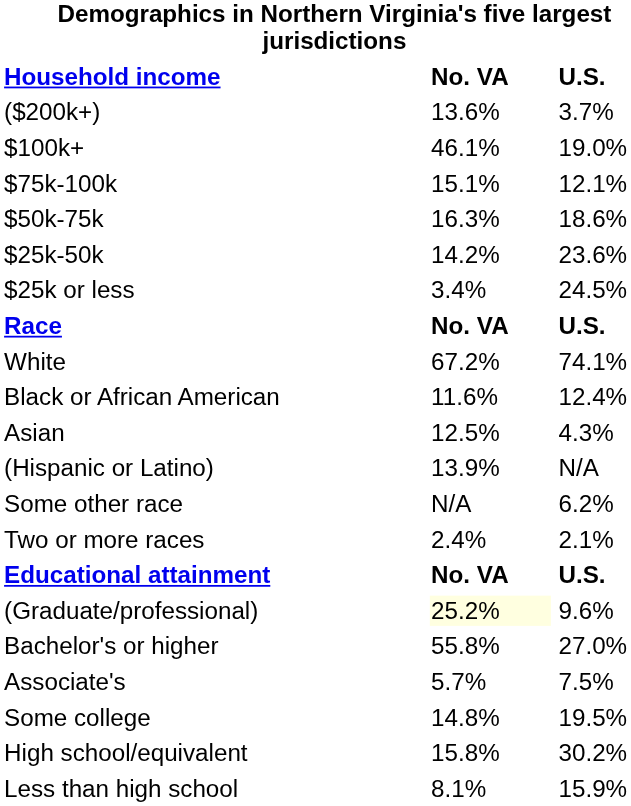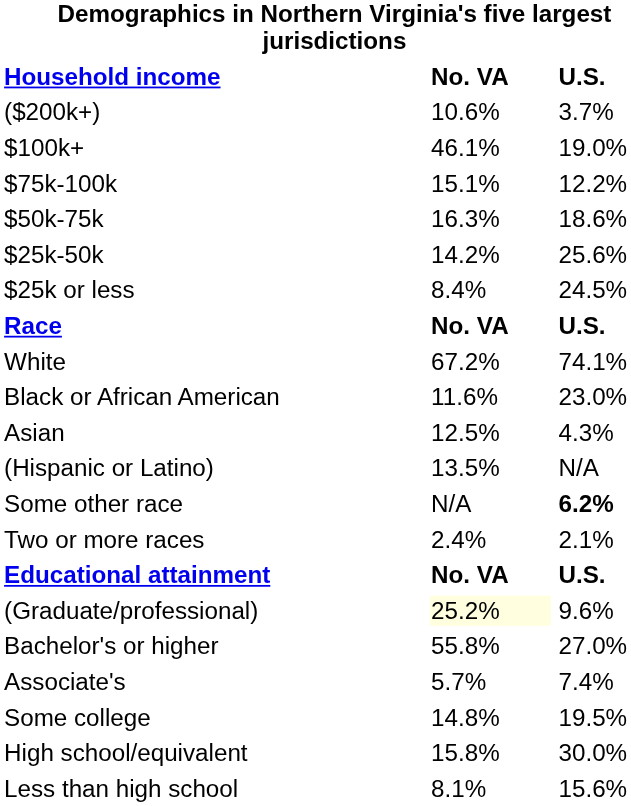(465, 112) 13.6% -> (465, 112) 10.6%
(593, 184) 12.1% -> (593, 184) 12.2%
(593, 255) 23.6% -> (593, 255) 25.6%
(459, 290) 3.4% -> (459, 290) 8.4%
(593, 397) 12.4% -> (593, 397) 23.0%
(465, 468) 13.9% -> (465, 468) 13.5%
(586, 504) normal -> (586, 504) bold
(586, 682) 7.5% -> (586, 682) 7.4%
(593, 753) 30.2% -> (593, 753) 30.0%
(593, 789) 15.9% -> (593, 789) 15.6%
